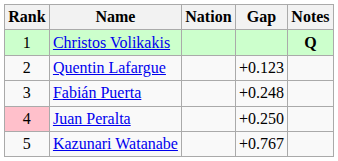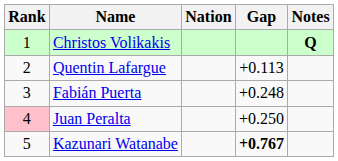(261, 67) +0.123 -> (261, 67) +0.113
(261, 144) normal -> (261, 144) bold
